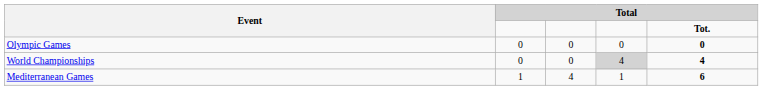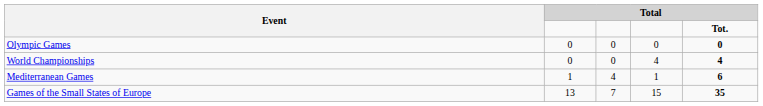(621, 61) lightgrey background -> (656, 61) no background
+ row: (79, 93)
